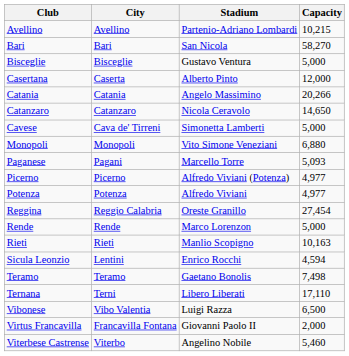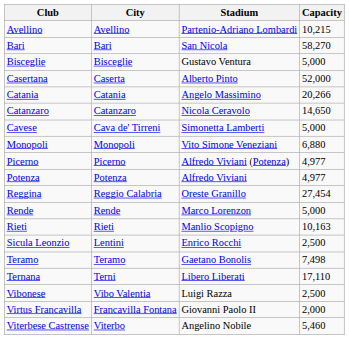(316, 78) 12,000 -> (316, 78) 52,000
- row: (26, 161)
(314, 260) 4,594 -> (314, 243) 2,500
(314, 309) 6,500 -> (314, 293) 2,500
